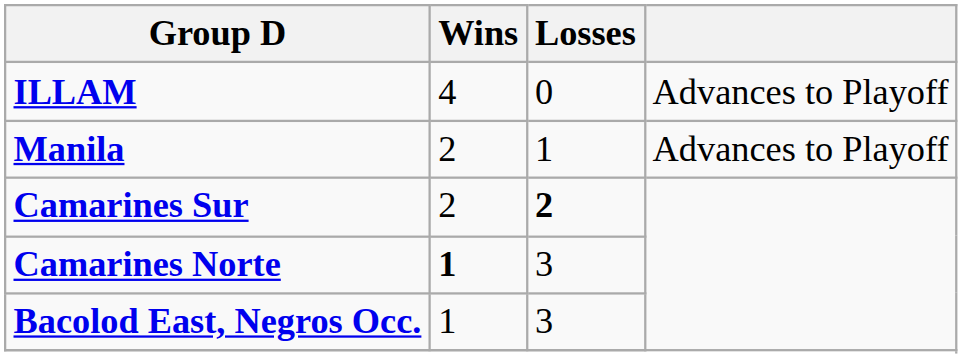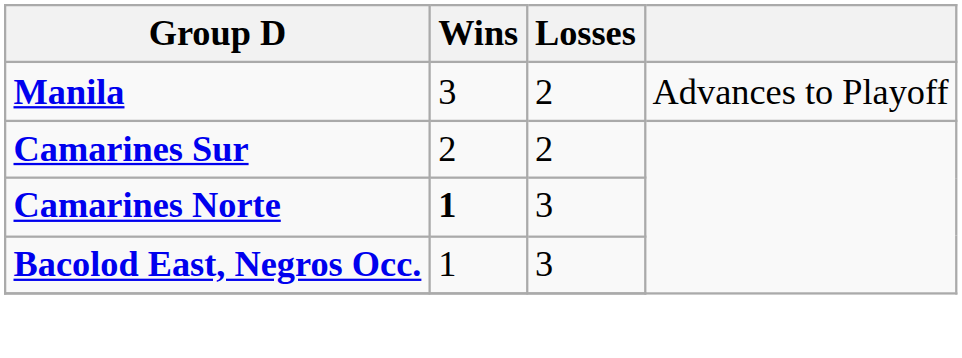- row: (75, 90)
(447, 148) 2 -> (447, 90) 3
(544, 148) 1 -> (544, 90) 2
(544, 206) bold -> (544, 148) normal
